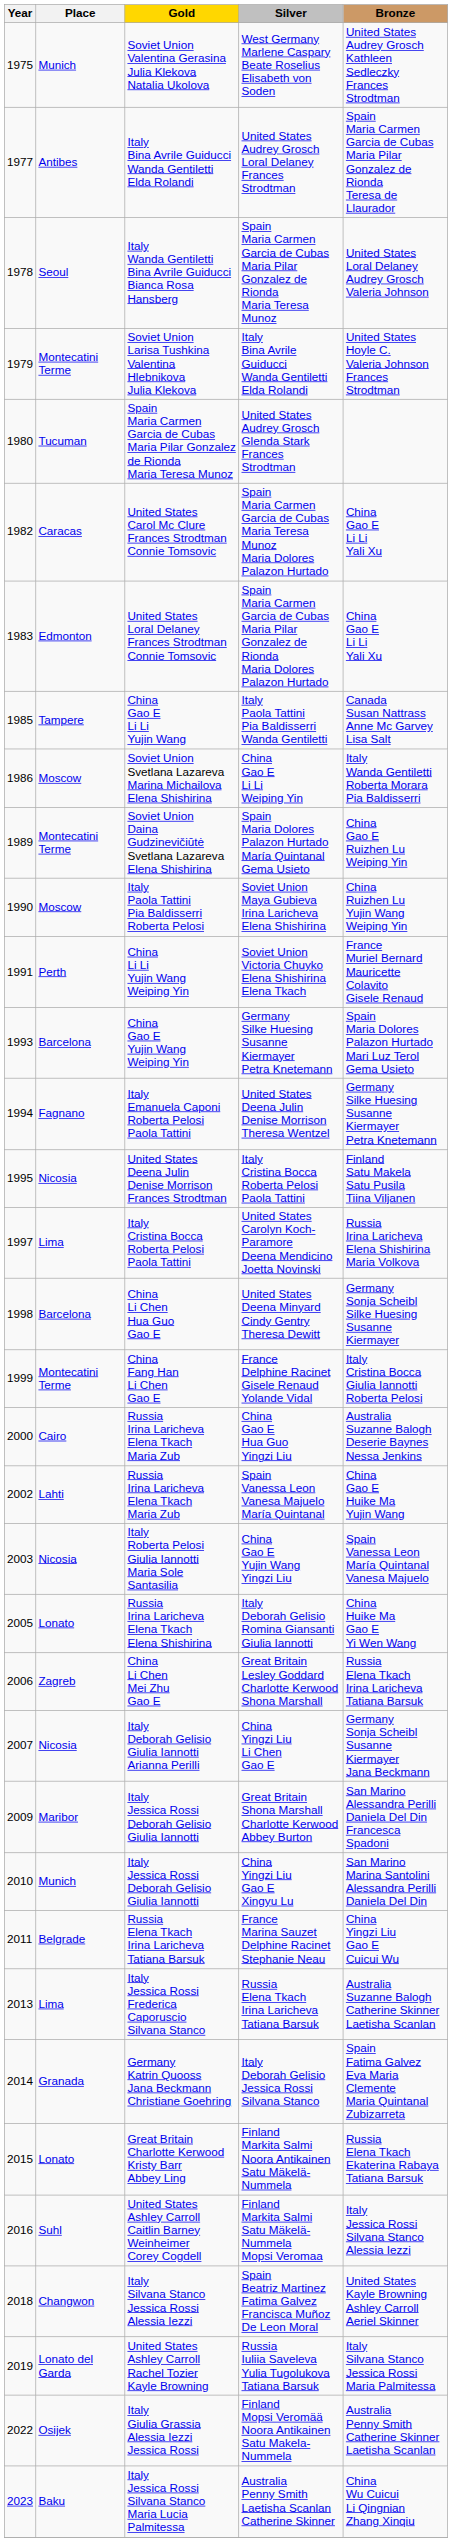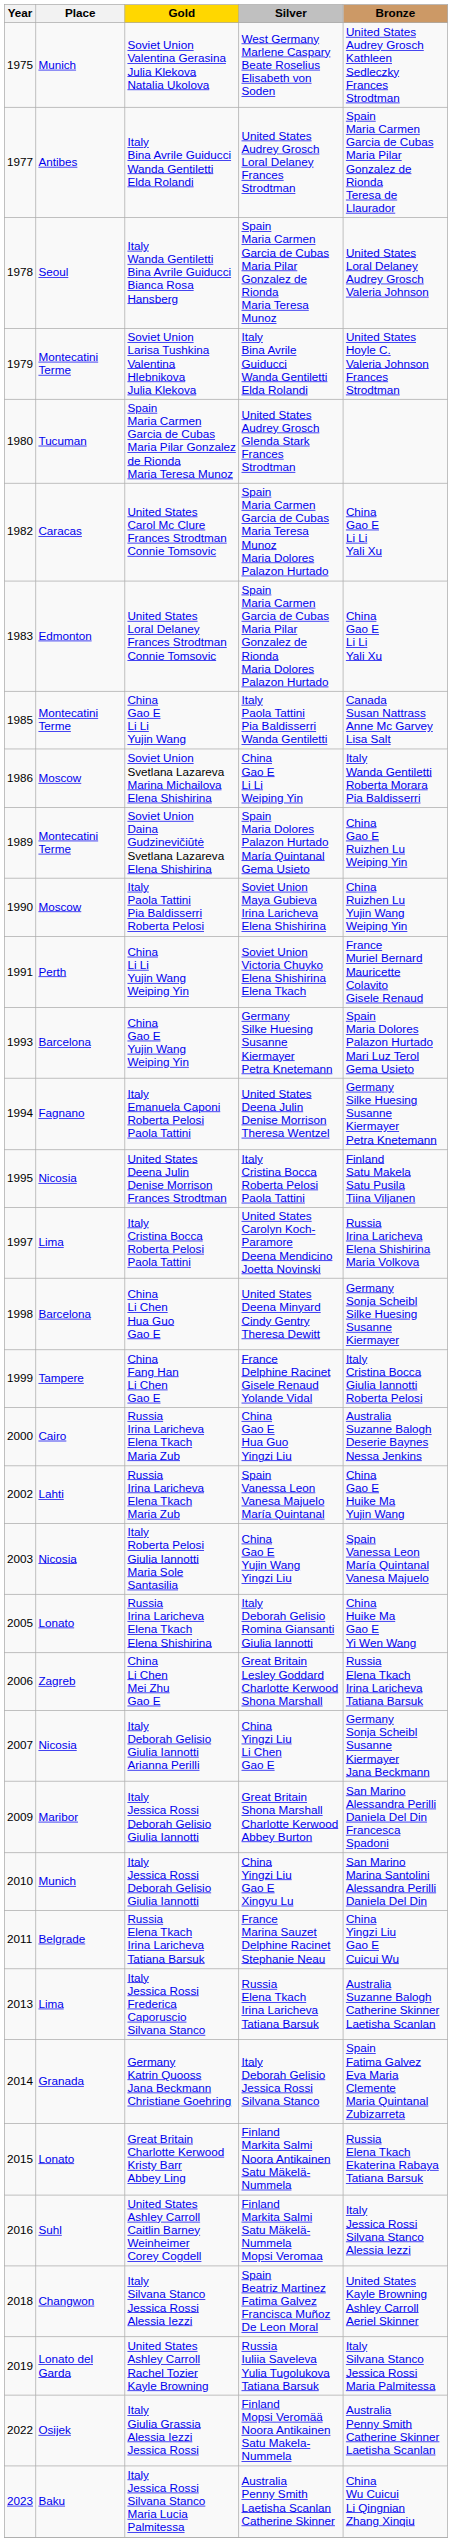(61, 720) Tampere -> (68, 720) Montecatini Terme
(68, 1378) Montecatini Terme -> (61, 1378) Tampere
